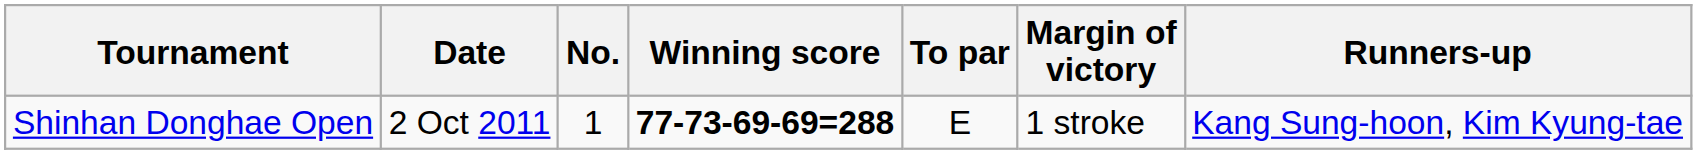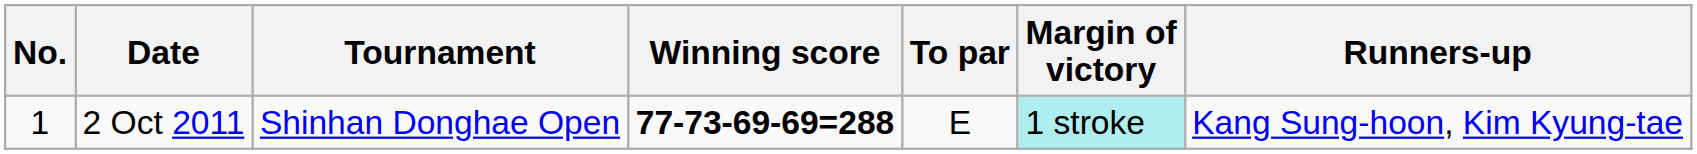columns swapped: (593, 51) <-> (193, 51)
(1085, 123) no background -> (1085, 123) paleturquoise background
